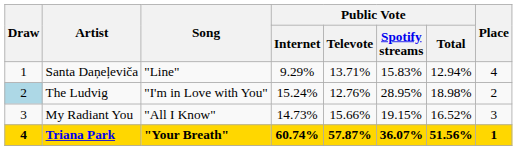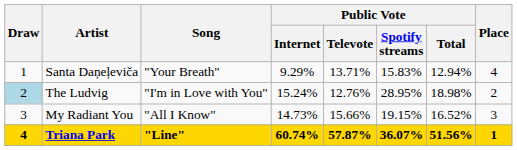(162, 72) "Line" -> (182, 72) "Your Breath"
(187, 135) "Your Breath" -> (165, 135) "Line"
